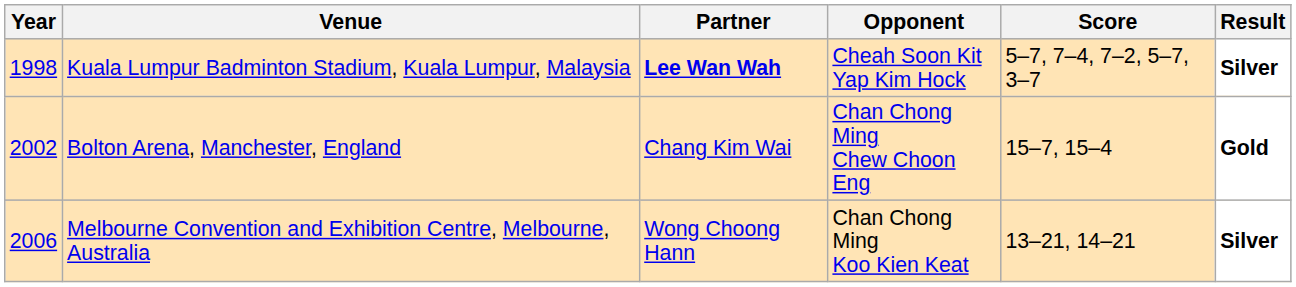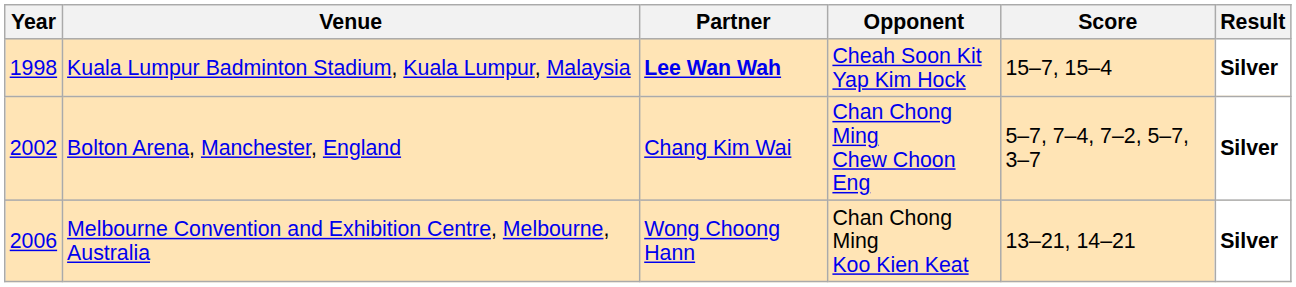(1097, 67) 5–7, 7–4, 7–2, 5–7, 3–7 -> (1059, 67) 15–7, 15–4
(1059, 149) 15–7, 15–4 -> (1097, 149) 5–7, 7–4, 7–2, 5–7, 3–7
(1244, 149) Gold -> (1249, 149) Silver
